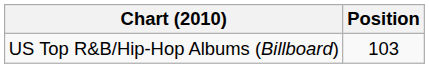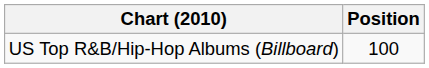(384, 48) 103 -> (384, 48) 100
